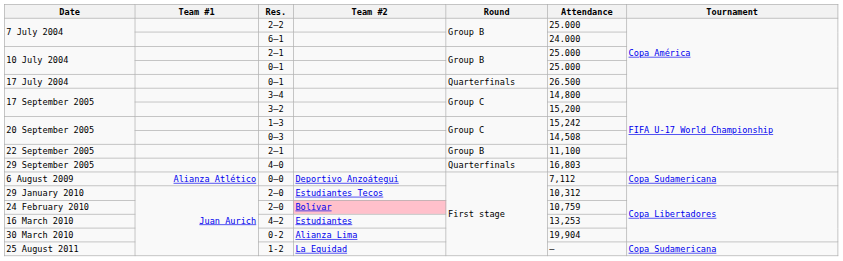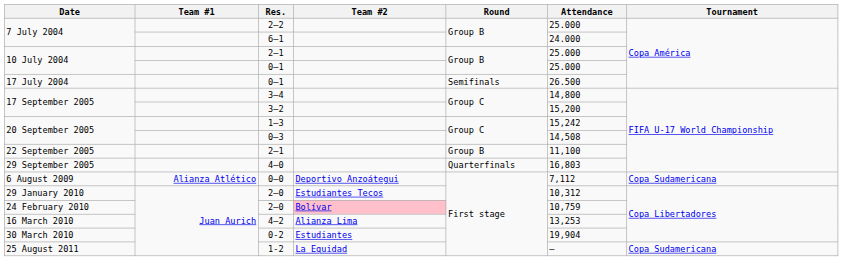(482, 81) Quarterfinals -> (474, 81) Semifinals
(324, 221) Estudiantes -> (326, 221) Alianza Lima
(326, 235) Alianza Lima -> (324, 235) Estudiantes
